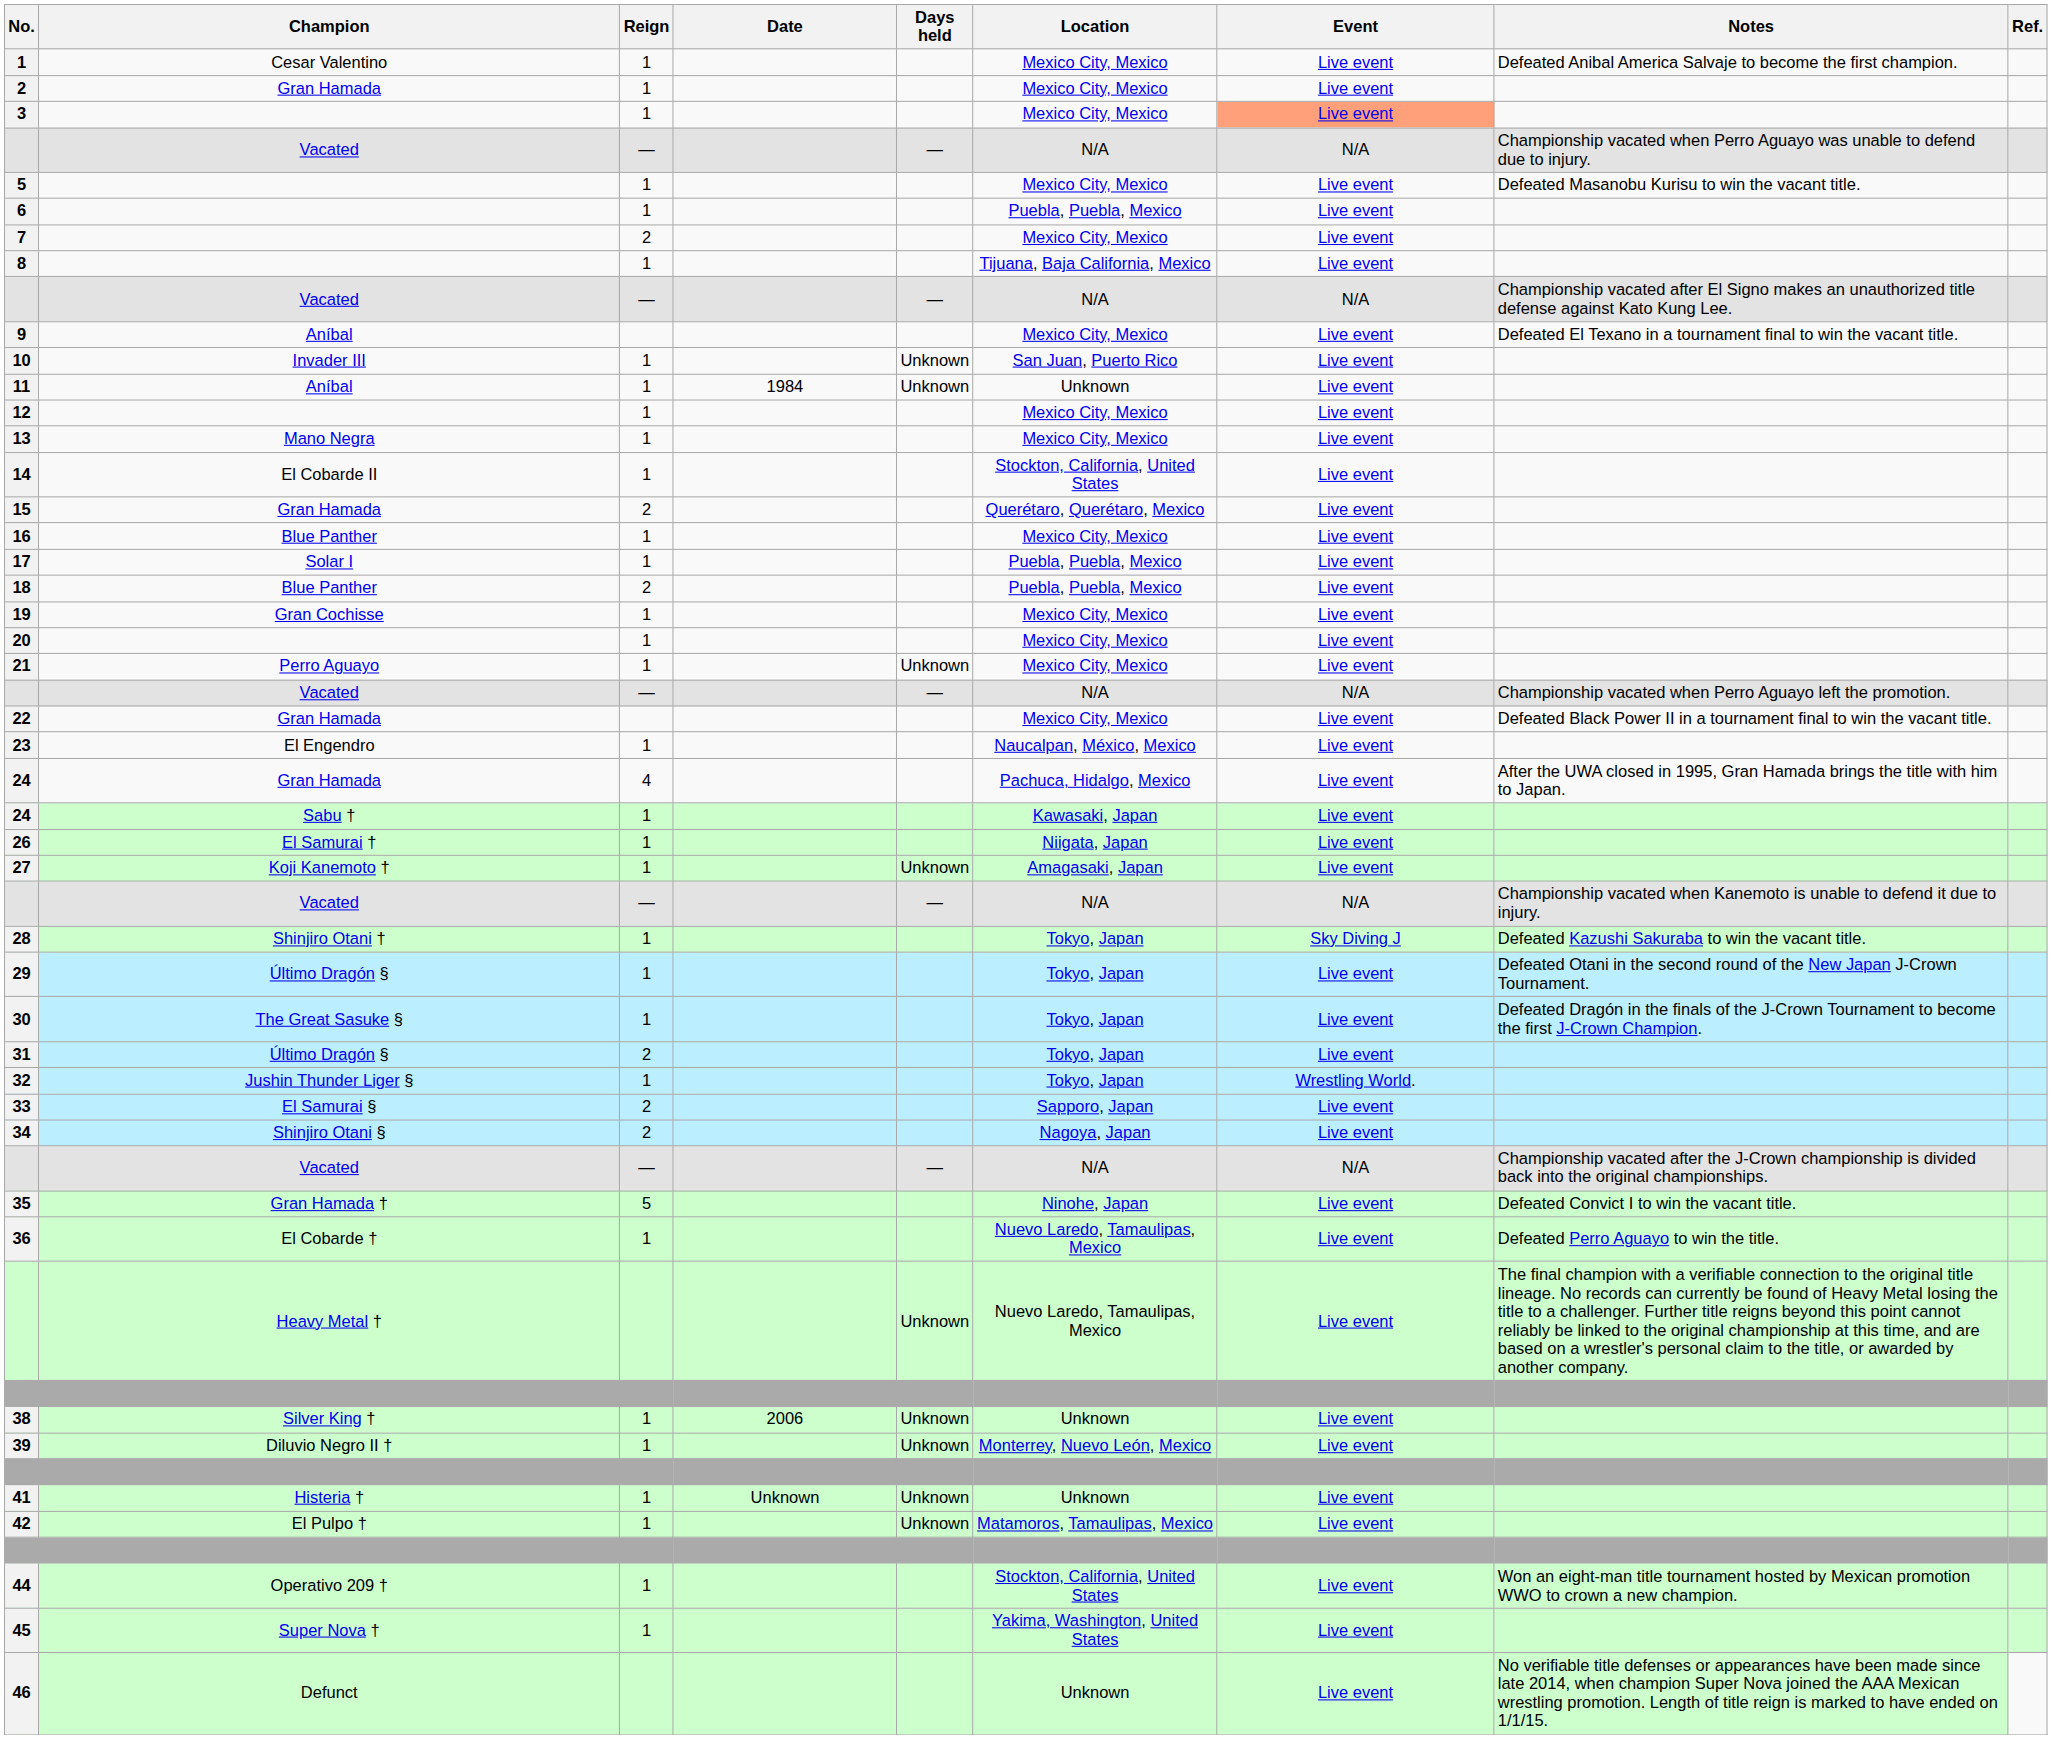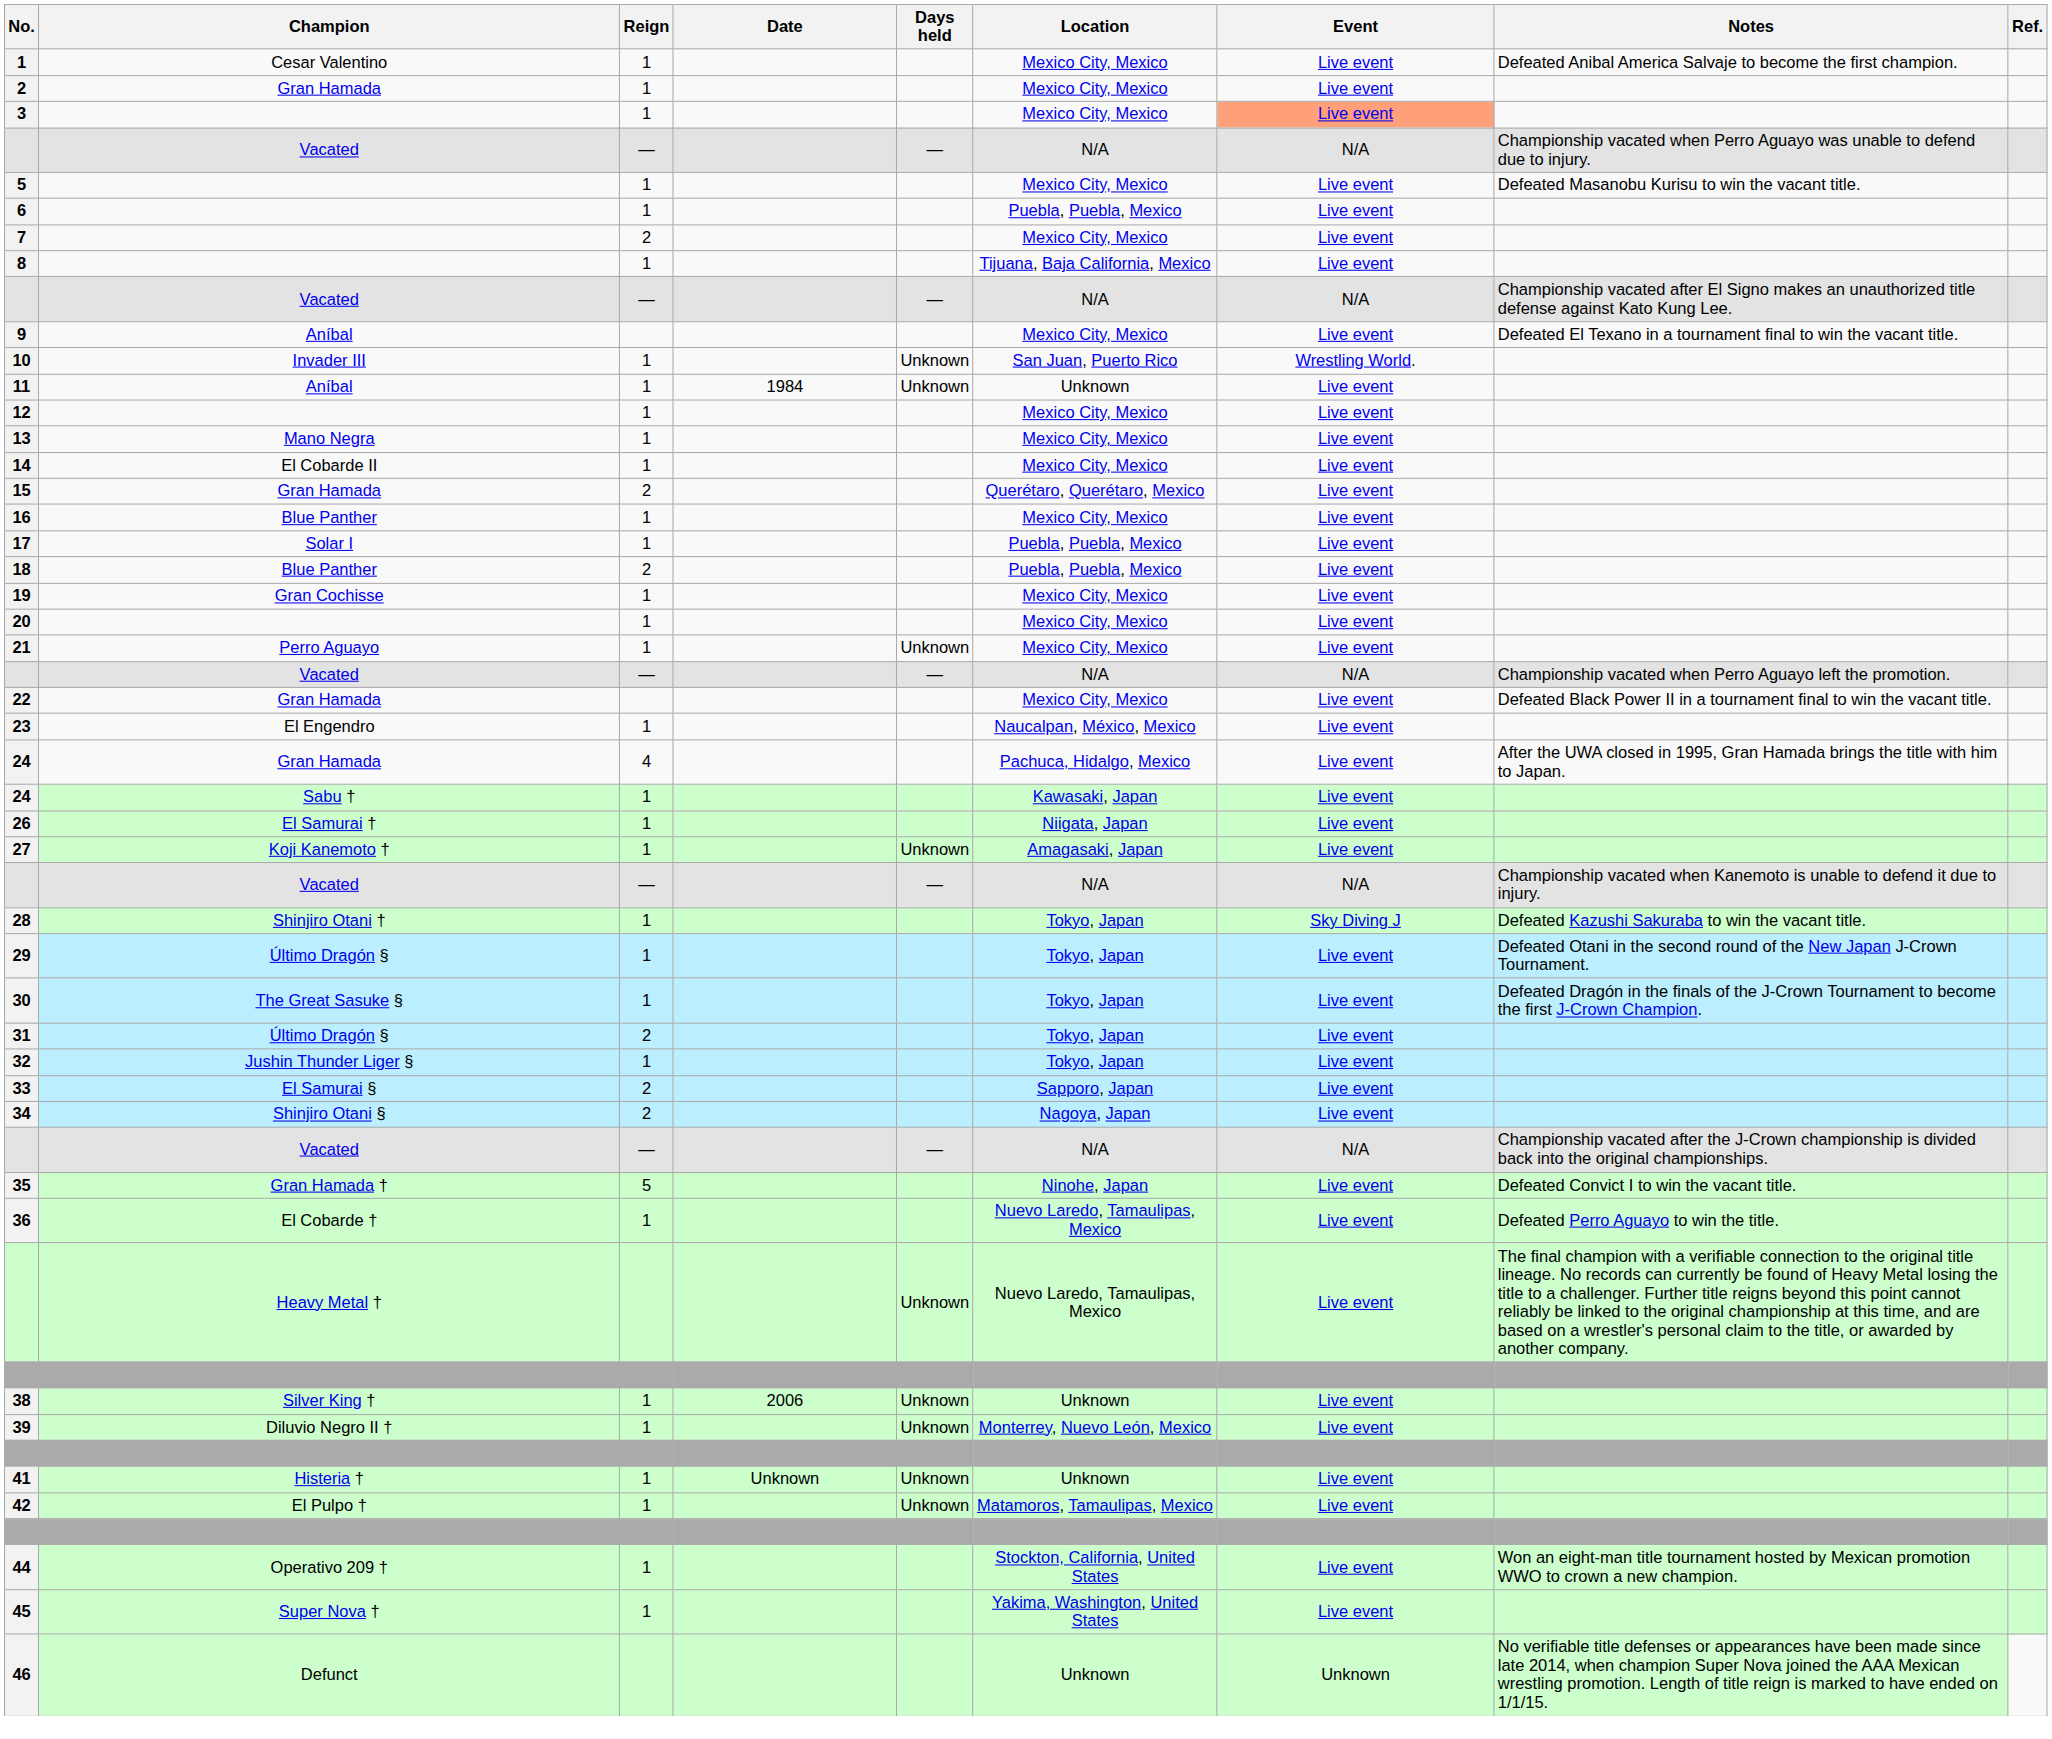(1356, 360) Live event -> (1356, 360) Wrestling World.
(1095, 474) Stockton, California, United States -> (1095, 465) Mexico City, Mexico
(1356, 1080) Wrestling World. -> (1356, 1062) Live event
(1356, 1693) Live event -> (1356, 1674) Unknown
